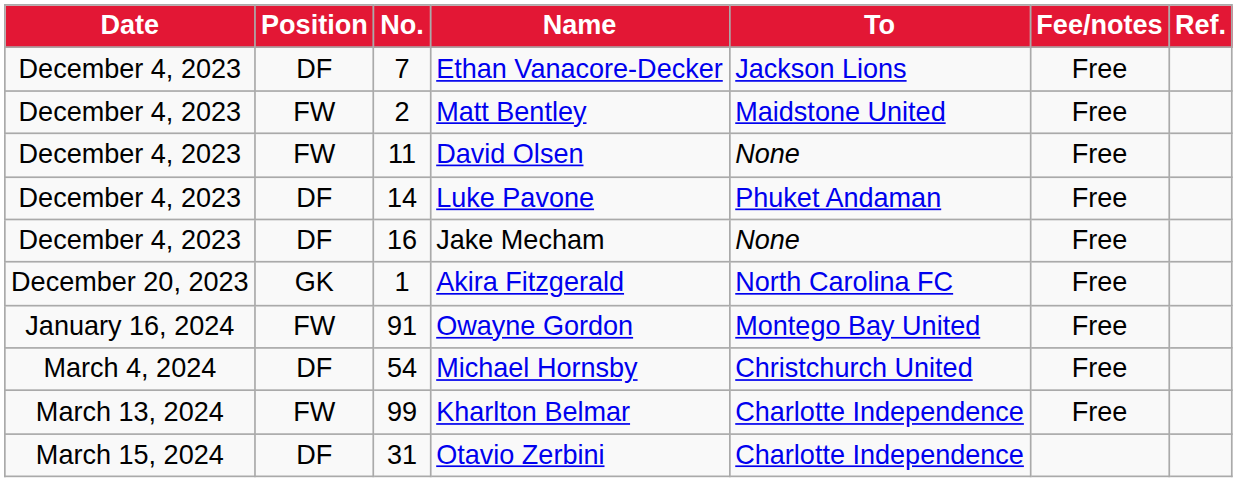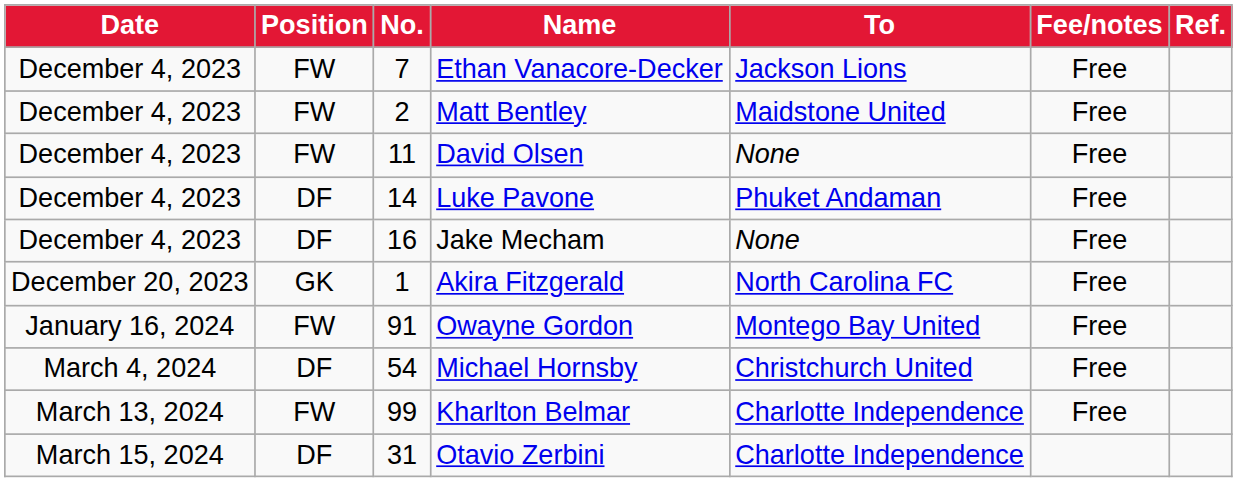(314, 68) DF -> (314, 68) FW
